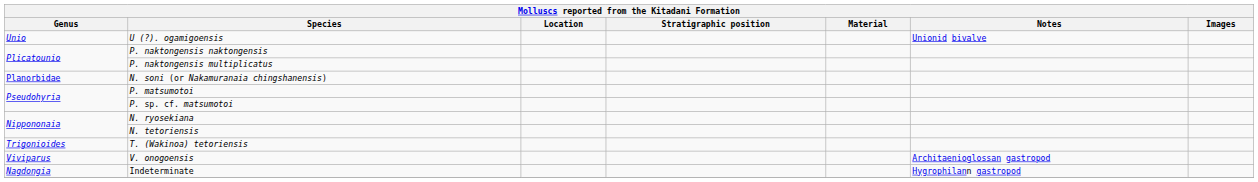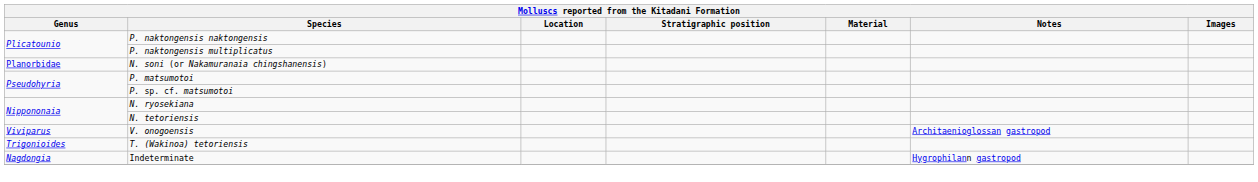- row: (176, 38)
rows swapped: (189, 144) <-> (162, 158)
